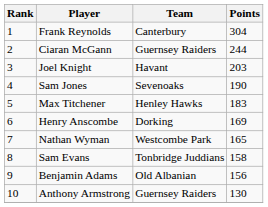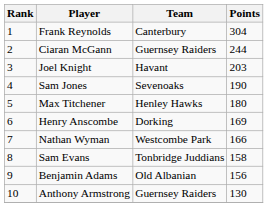(238, 103) 183 -> (238, 103) 180
(238, 139) 165 -> (238, 139) 166
